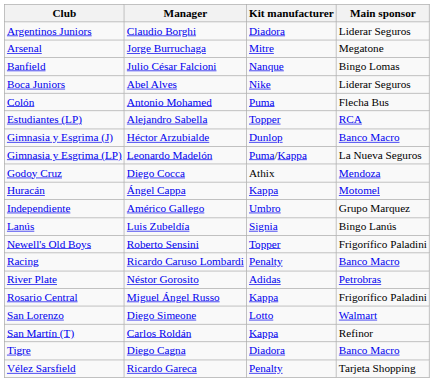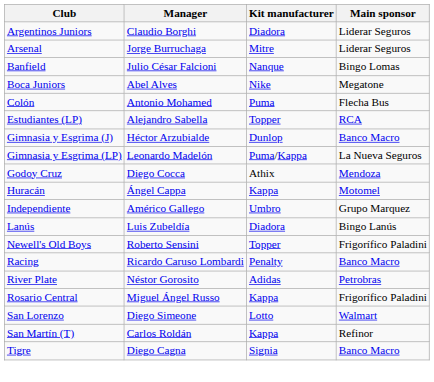(361, 48) Megatone -> (375, 48) Liderar Seguros
(375, 84) Liderar Seguros -> (361, 84) Megatone
(263, 226) Signia -> (267, 226) Diadora
(267, 350) Diadora -> (263, 350) Signia
- row: (41, 368)
